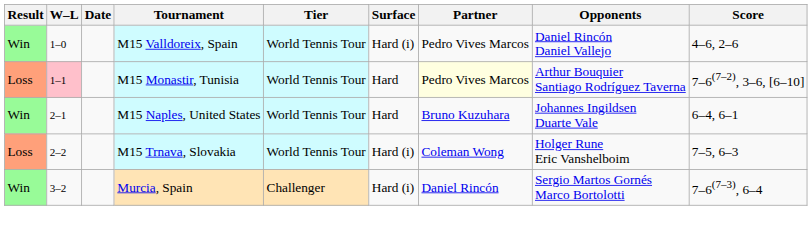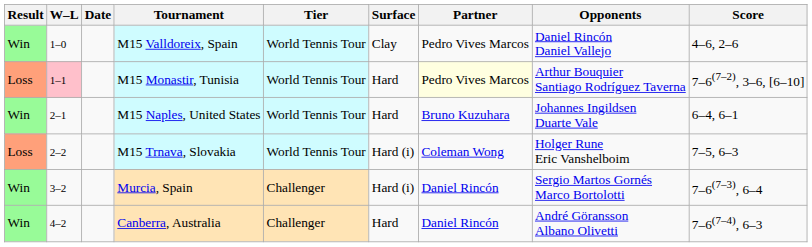(393, 43) Hard (i) -> (384, 43) Clay
+ row: (169, 223)
